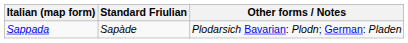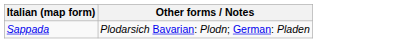- column: (144, 12)
